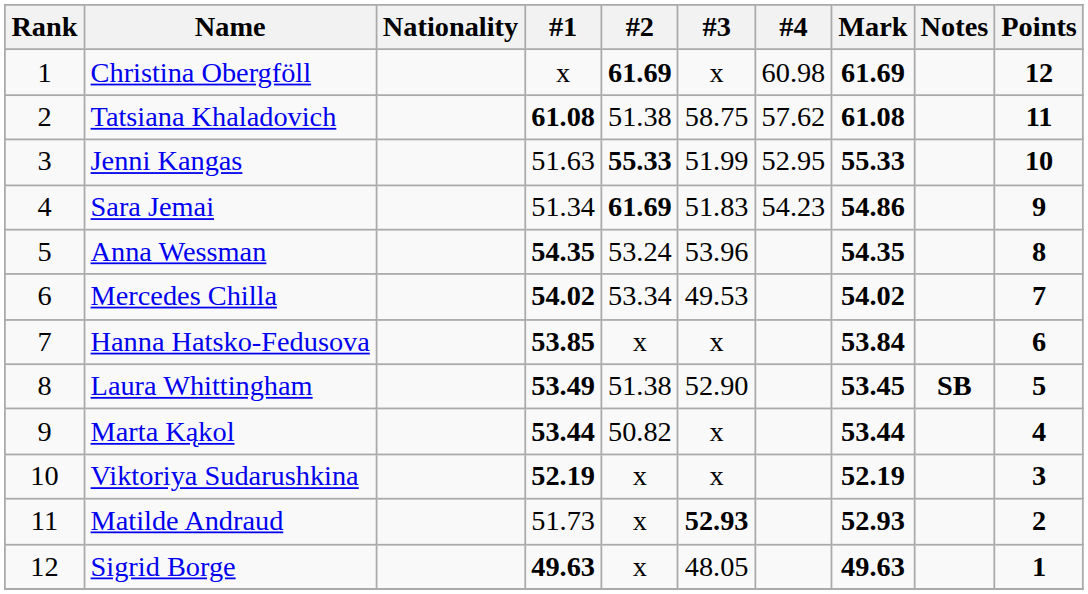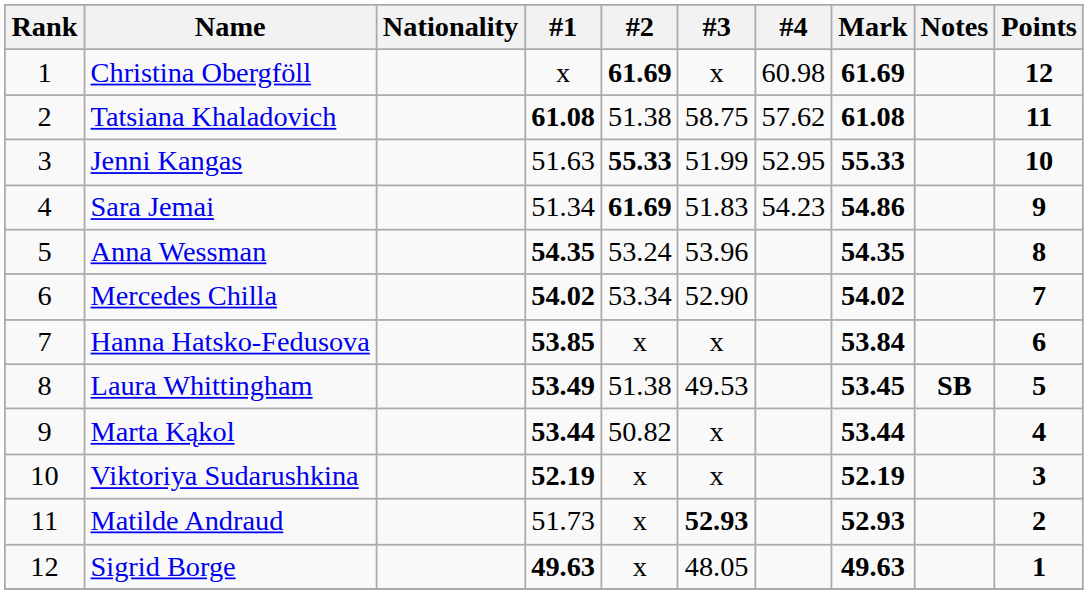(717, 296) 49.53 -> (717, 296) 52.90
(717, 386) 52.90 -> (717, 386) 49.53
